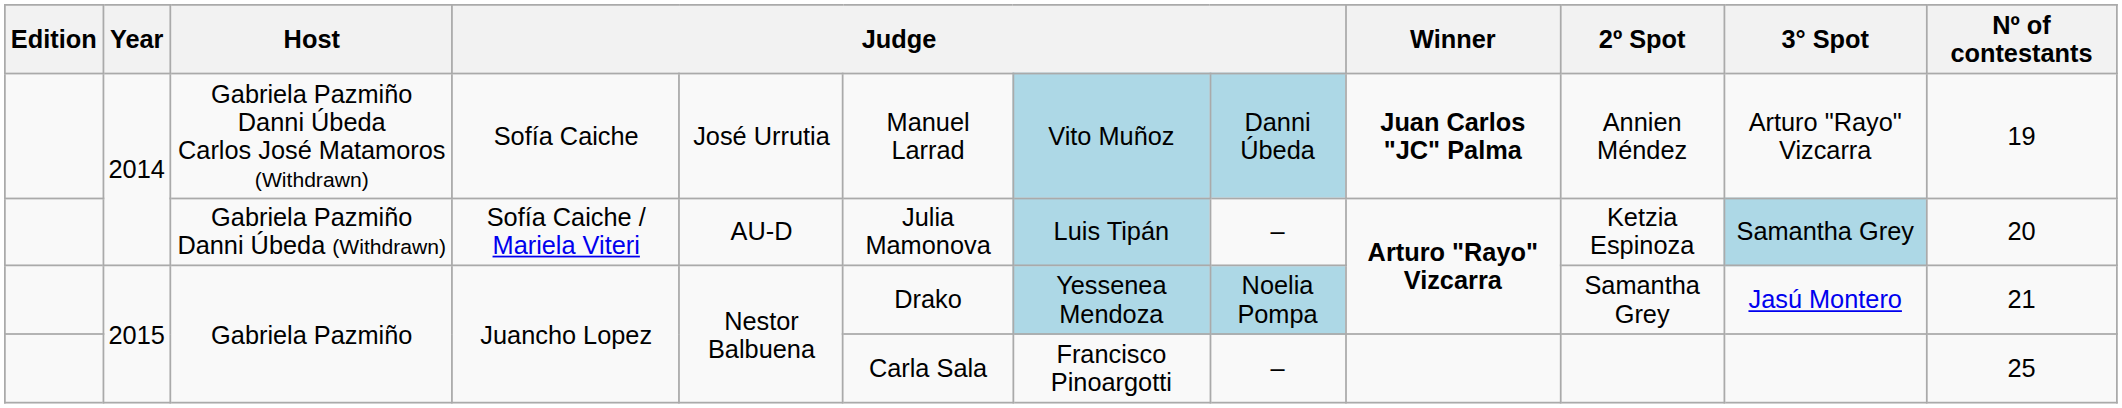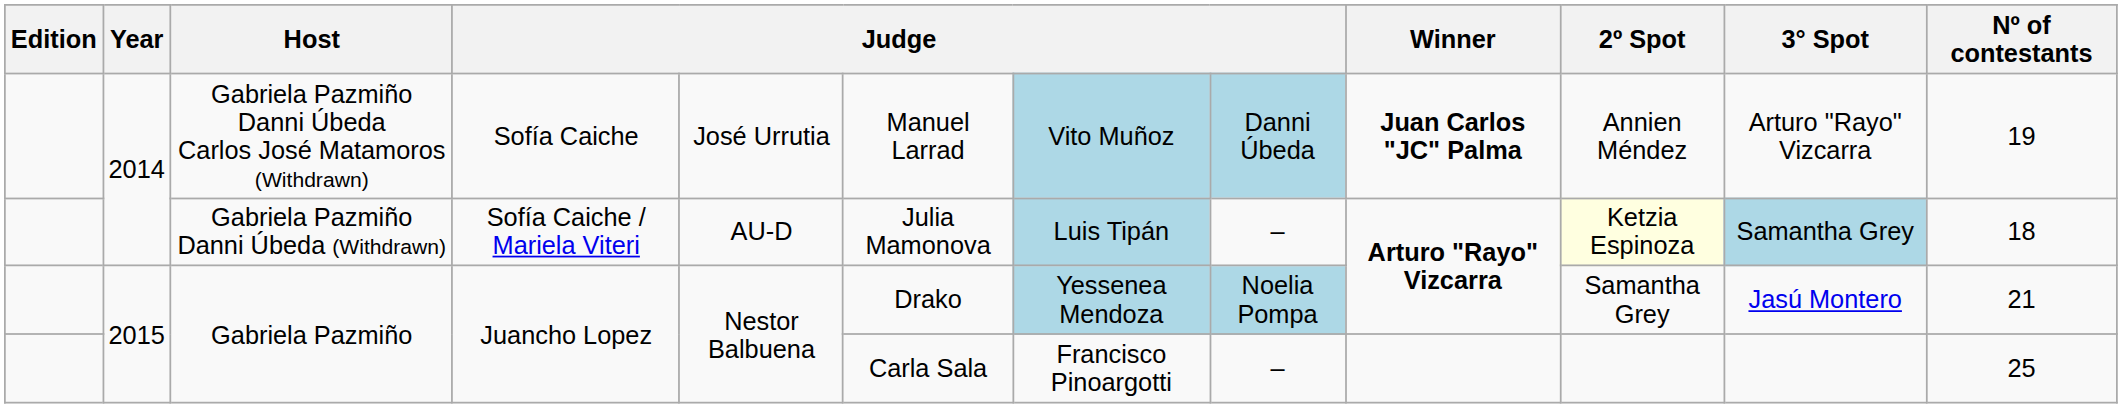(1642, 232) no background -> (1642, 232) lightyellow background
(2021, 232) 20 -> (2021, 232) 18
